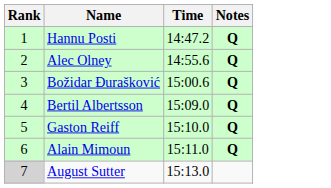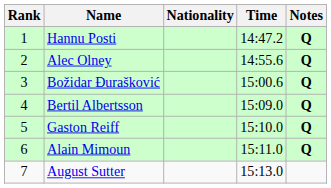+ column: (200, 15)
(24, 171) lightgrey background -> (24, 171) no background
